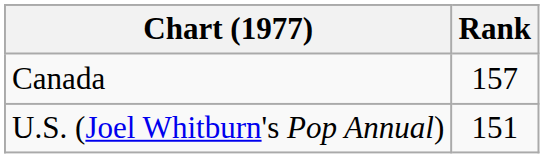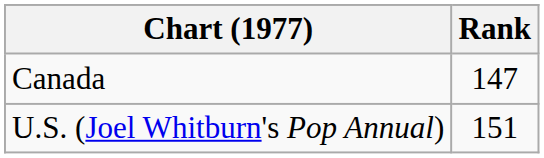(495, 78) 157 -> (495, 78) 147
